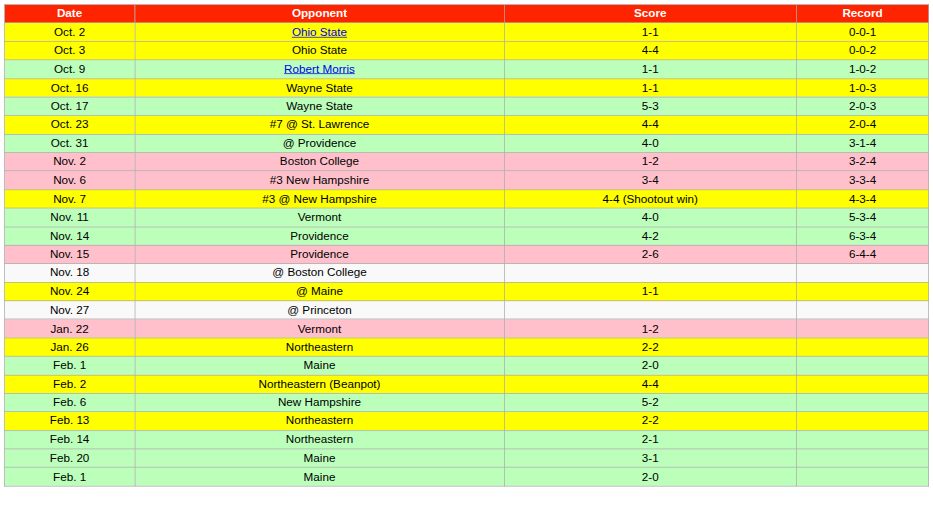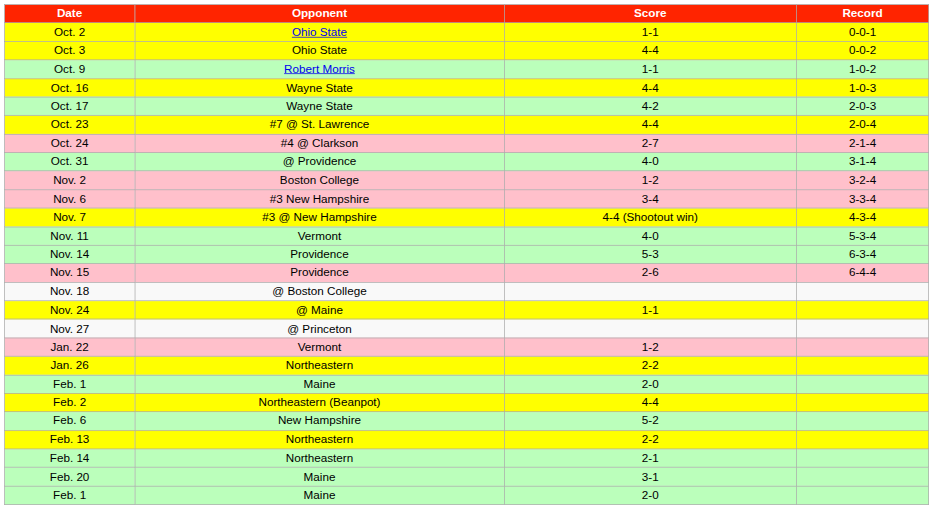(650, 87) 1-1 -> (650, 87) 4-4
(650, 106) 5-3 -> (650, 106) 4-2
+ row: (70, 143)
(650, 236) 4-2 -> (650, 254) 5-3
